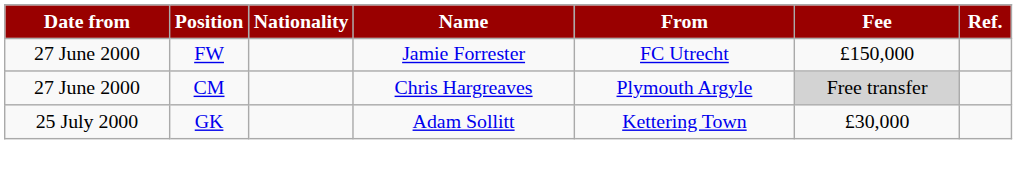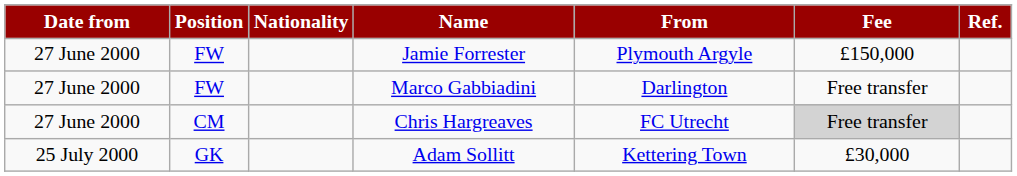(684, 54) FC Utrecht -> (684, 54) Plymouth Argyle
+ row: (464, 87)
(684, 87) Plymouth Argyle -> (684, 121) FC Utrecht
